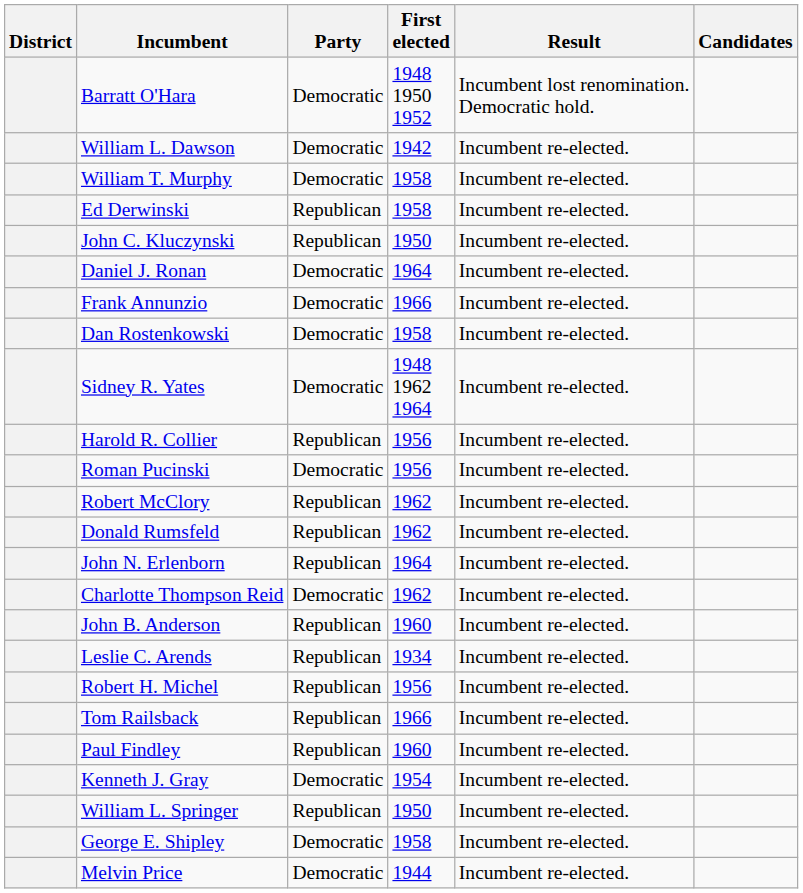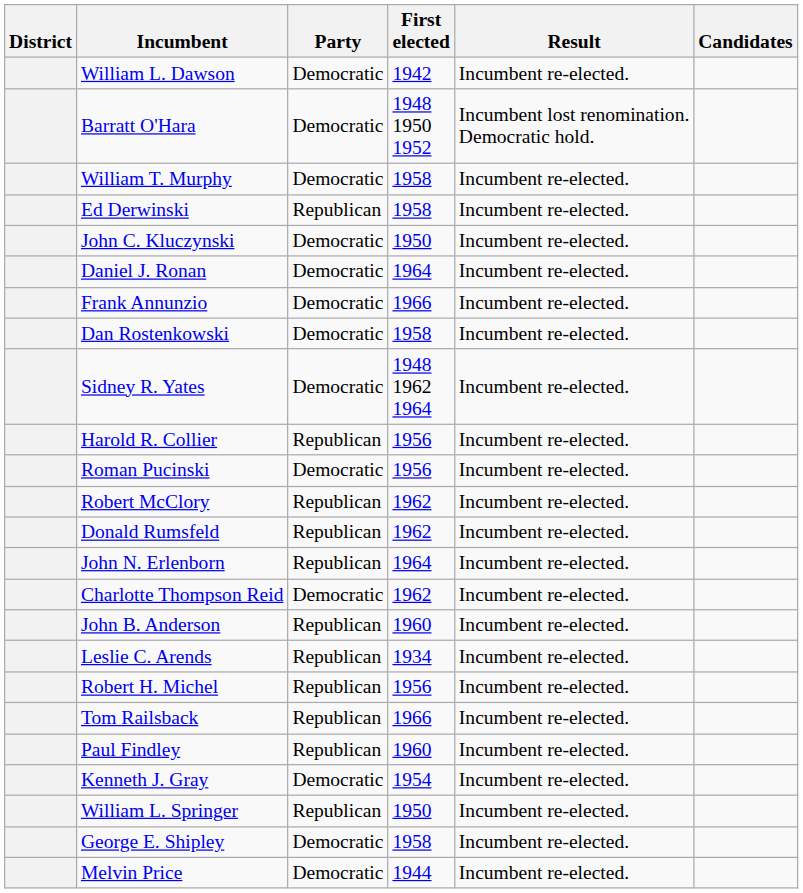rows swapped: (158, 147) <-> (138, 94)
(337, 240) Republican -> (338, 240) Democratic
